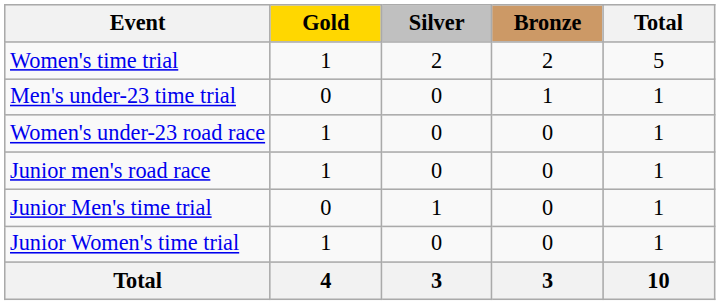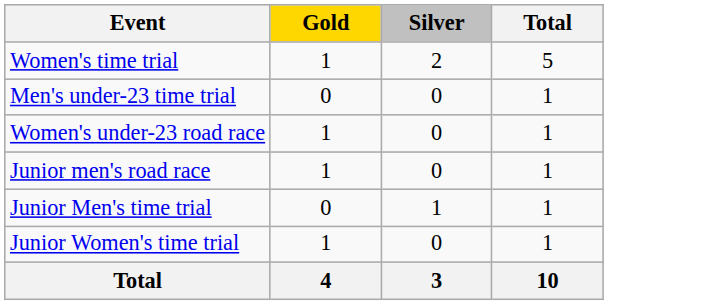- column: (548, 23)
